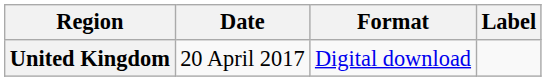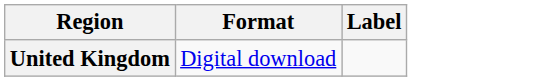- column: (242, 22)
